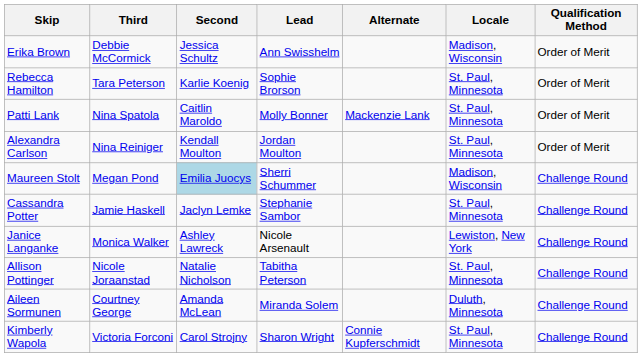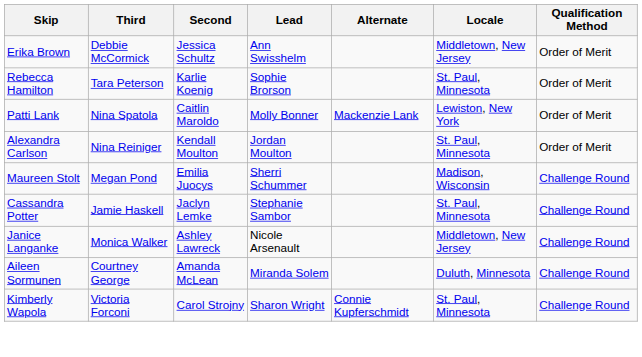(475, 51) Madison, Wisconsin -> (481, 51) Middletown, New Jersey
(476, 115) St. Paul, Minnesota -> (474, 115) Lewiston, New York
(215, 178) lightblue background -> (195, 178) no background
(487, 241) Lewiston, New York -> (481, 241) Middletown, New Jersey
- row: (30, 273)
